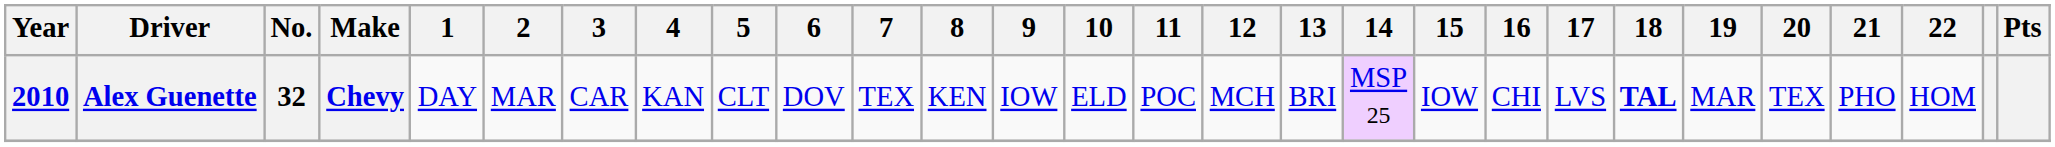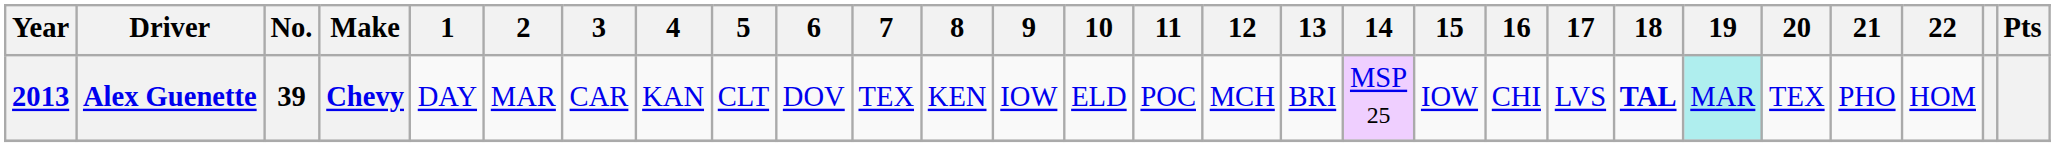(41, 96) 2010 -> (41, 96) 2013
(291, 96) 32 -> (291, 96) 39
(1723, 96) no background -> (1723, 96) paleturquoise background
